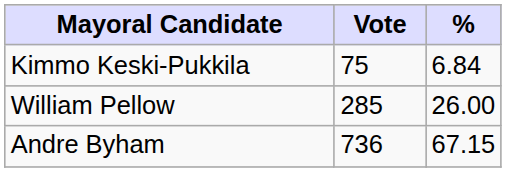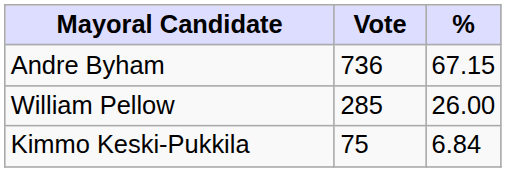rows swapped: (88, 145) <-> (130, 65)
